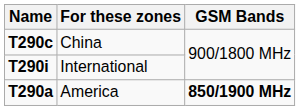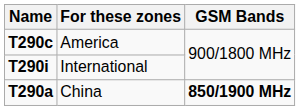(81, 42) China -> (89, 42) America
(89, 92) America -> (81, 92) China
